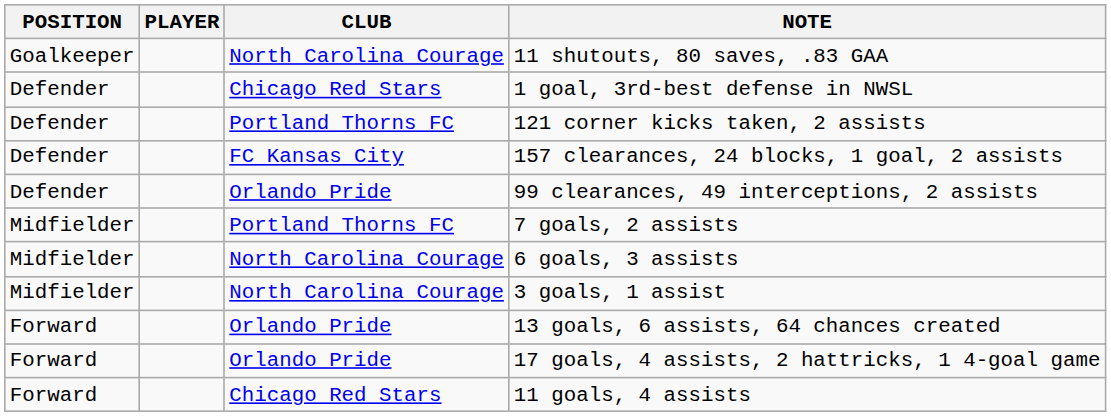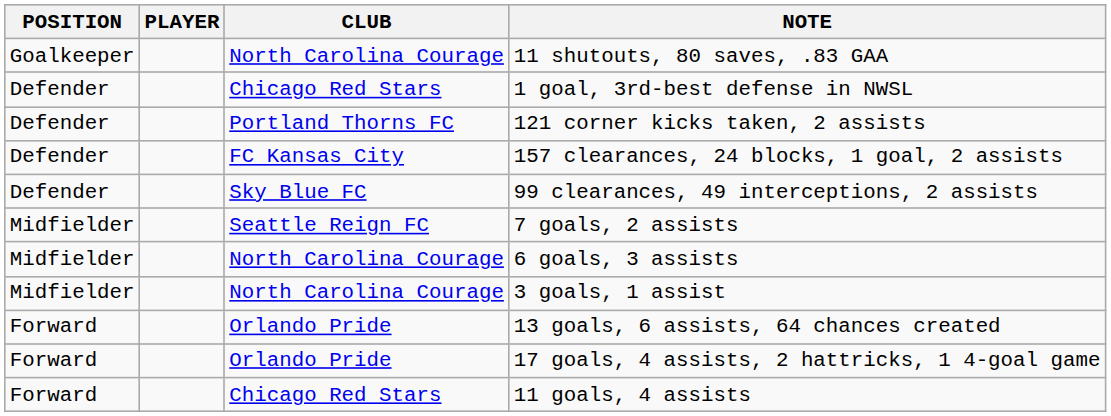(310, 191) Orlando Pride -> (298, 191) Sky Blue FC
(342, 225) Portland Thorns FC -> (329, 225) Seattle Reign FC
